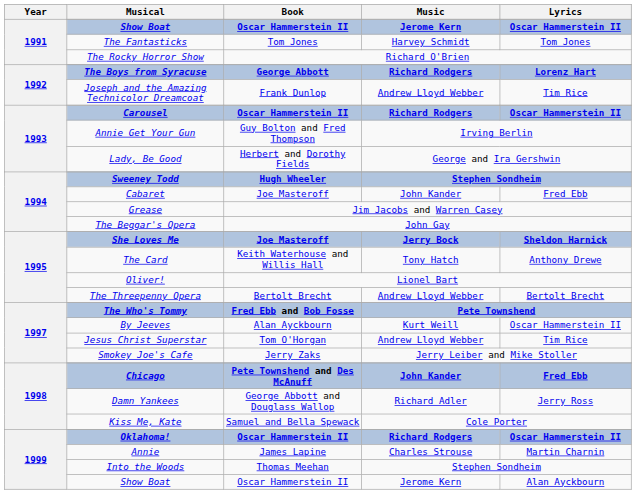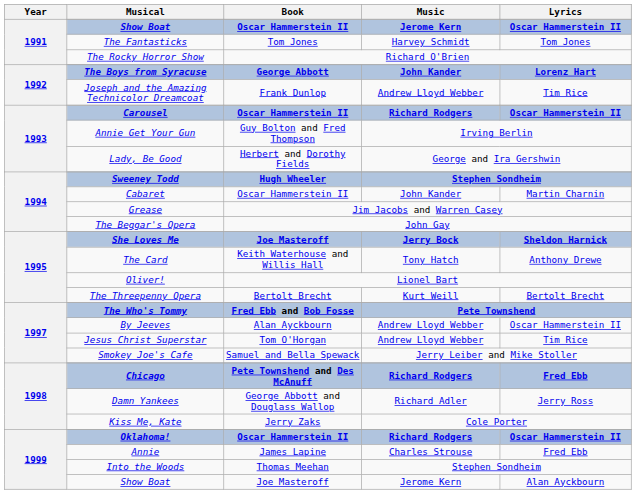(431, 72) Richard Rodgers -> (431, 72) John Kander
(293, 194) Joe Masteroff -> (293, 194) Oscar Hammerstein II
(565, 194) Fred Ebb -> (565, 194) Martin Charnin
(431, 295) Andrew Lloyd Webber -> (431, 295) Kurt Weill
(431, 325) Kurt Weill -> (431, 325) Andrew Lloyd Webber
(293, 355) Jerry Zaks -> (293, 355) Samuel and Bella Spewack
(431, 376) John Kander -> (431, 376) Richard Rodgers
(293, 422) Samuel and Bella Spewack -> (293, 422) Jerry Zaks
(565, 452) Martin Charnin -> (565, 452) Fred Ebb
(293, 482) Oscar Hammerstein II -> (293, 482) Joe Masteroff
